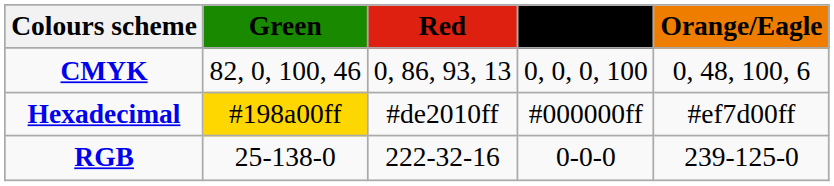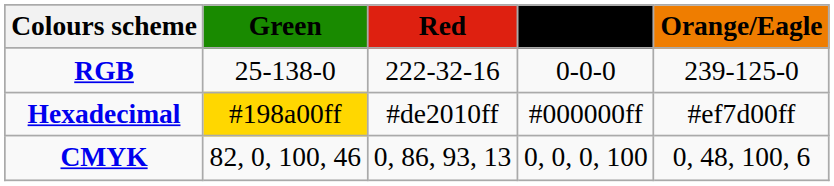rows swapped: (104, 157) <-> (104, 69)
